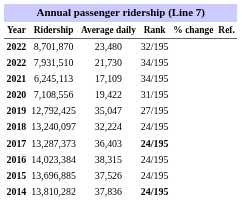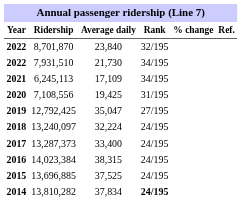(108, 46) 23,480 -> (108, 46) 23,840
(108, 95) 19,422 -> (108, 95) 19,425
(108, 143) 36,403 -> (108, 143) 33,400
(155, 143) bold -> (155, 143) normal
(108, 175) 37,526 -> (108, 175) 37,525
(108, 192) 37,836 -> (108, 192) 37,834
